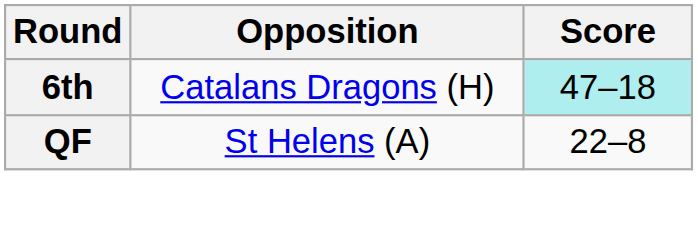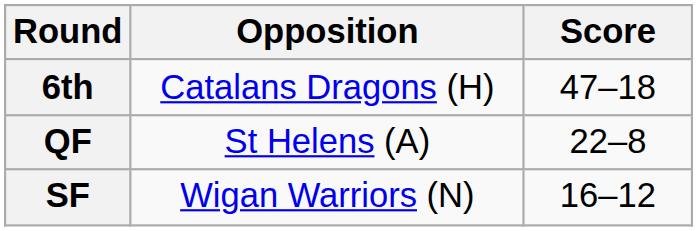(608, 86) paleturquoise background -> (608, 86) no background
+ row: (68, 196)
